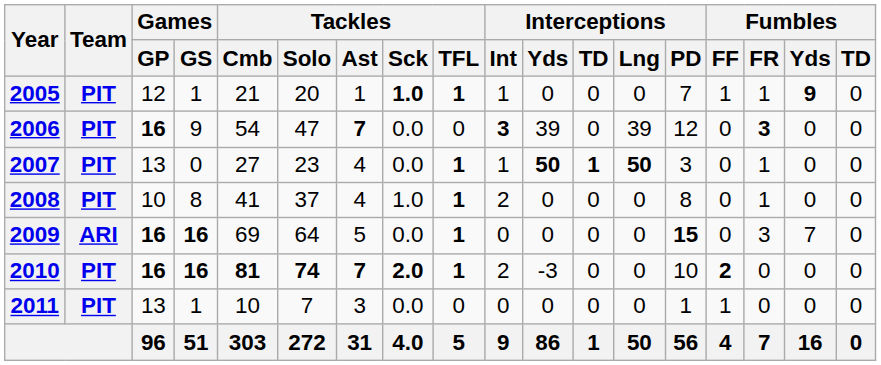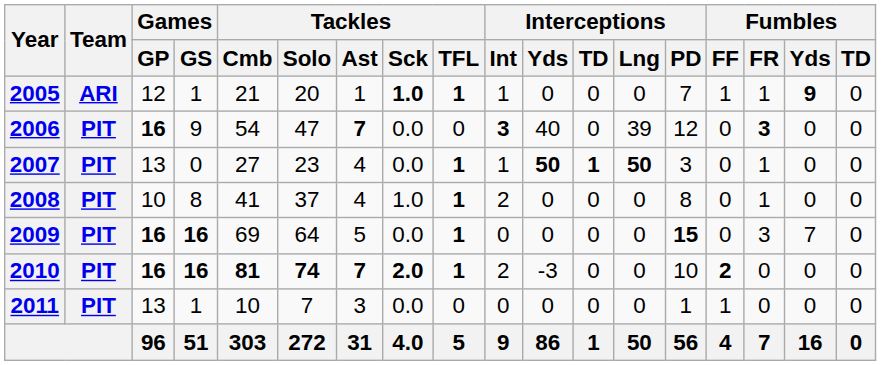(98, 93) PIT -> (98, 93) ARI
(548, 128) 39 -> (548, 128) 40
(98, 235) ARI -> (98, 235) PIT
